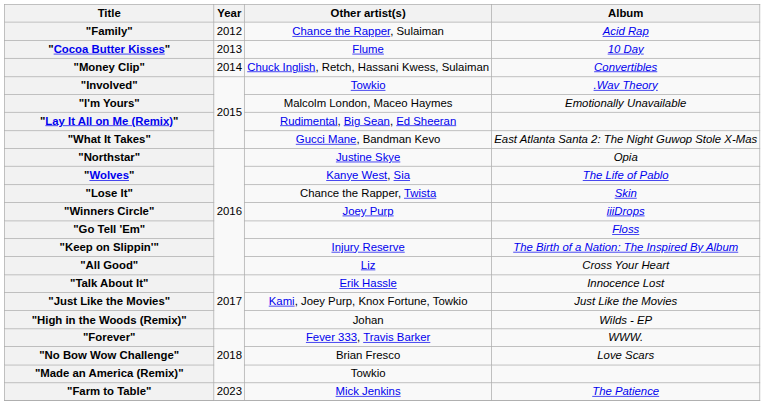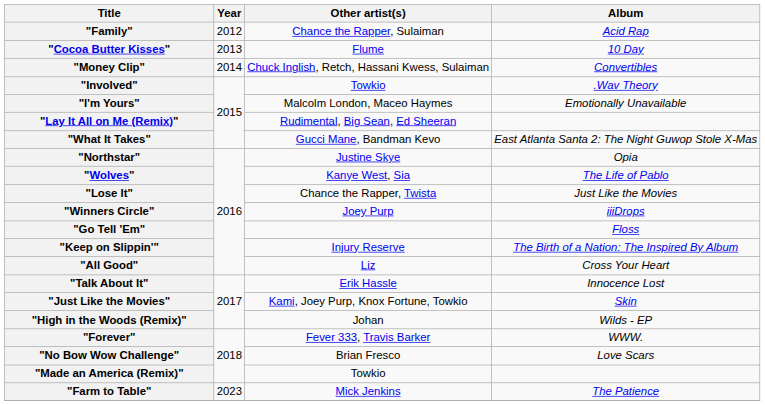(626, 193) Skin -> (626, 193) Just Like the Movies
(626, 301) Just Like the Movies -> (626, 301) Skin
